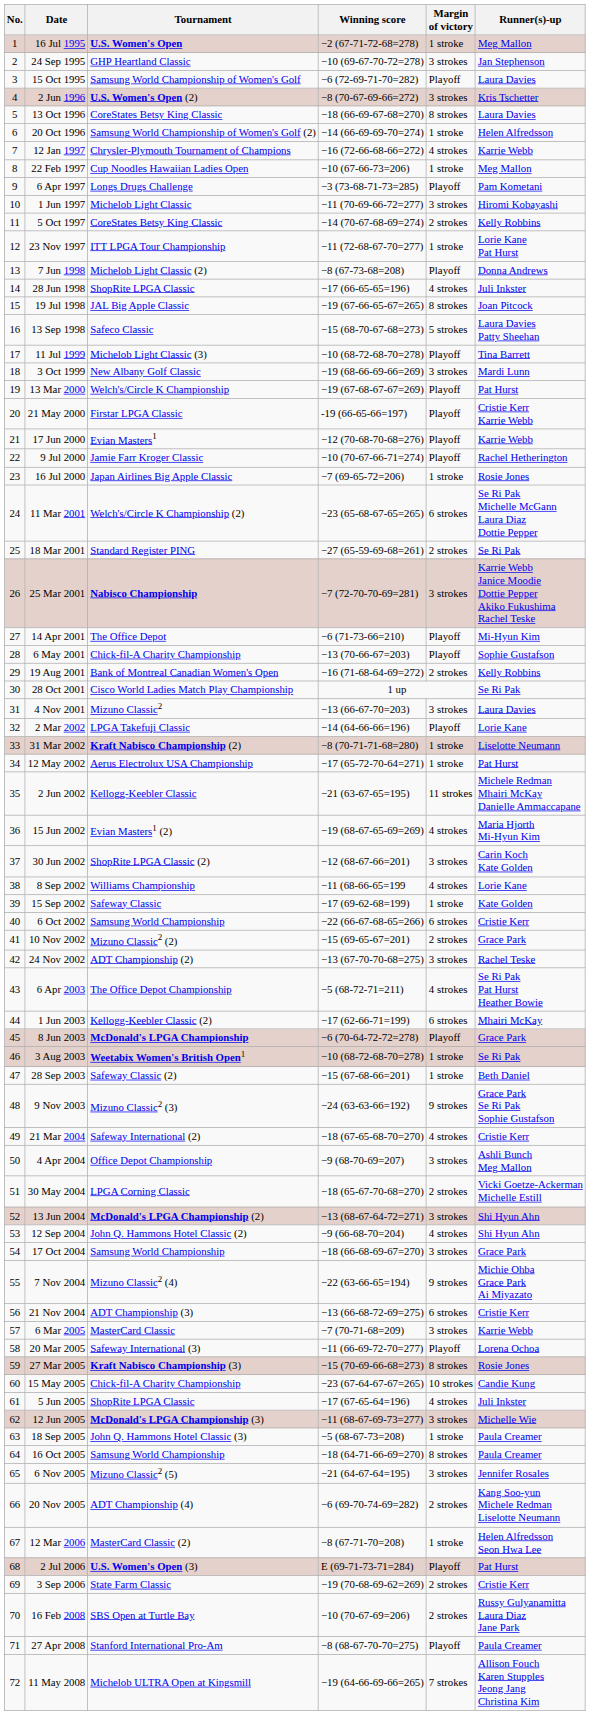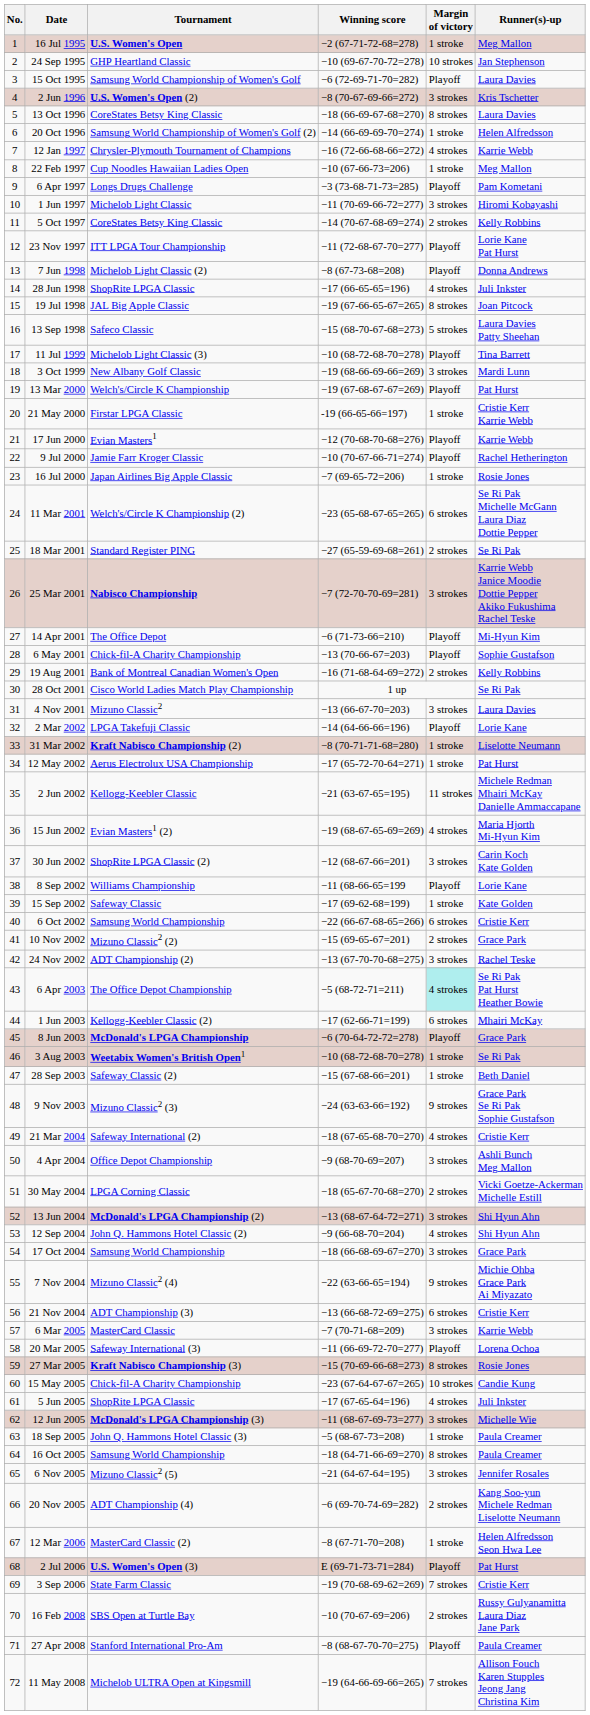(448, 61) 3 strokes -> (451, 61) 10 strokes
(446, 246) 1 stroke -> (445, 246) Playoff
(445, 414) Playoff -> (446, 414) 1 stroke
(448, 885) 4 strokes -> (445, 885) Playoff
(448, 989) no background -> (448, 989) paleturquoise background
(448, 1584) 2 strokes -> (448, 1584) 7 strokes
